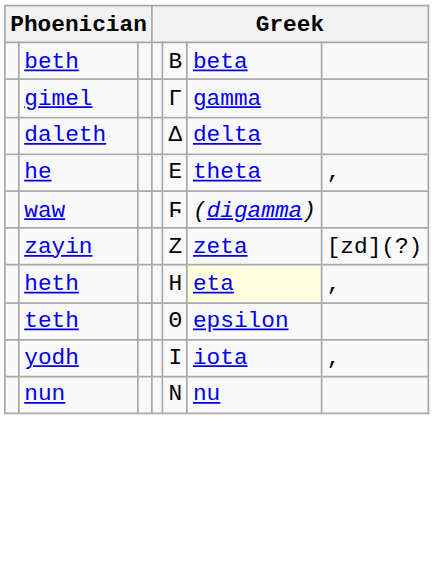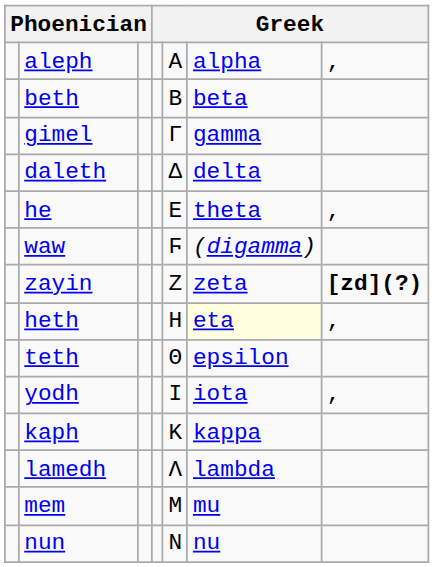+ row: (58, 61)
(374, 247) normal -> (374, 284) bold
+ row: (52, 432)
+ row: (65, 469)
+ row: (45, 506)
